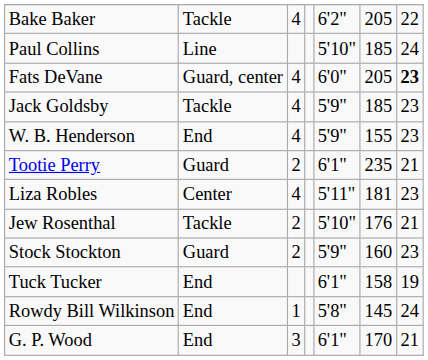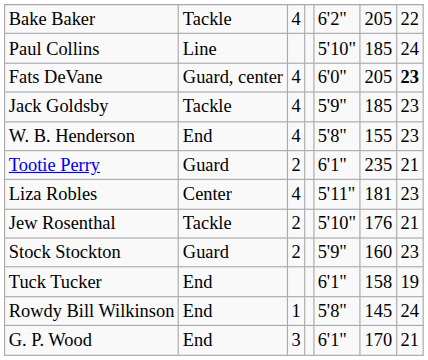(332, 135) 5'9" -> (332, 135) 5'8"
